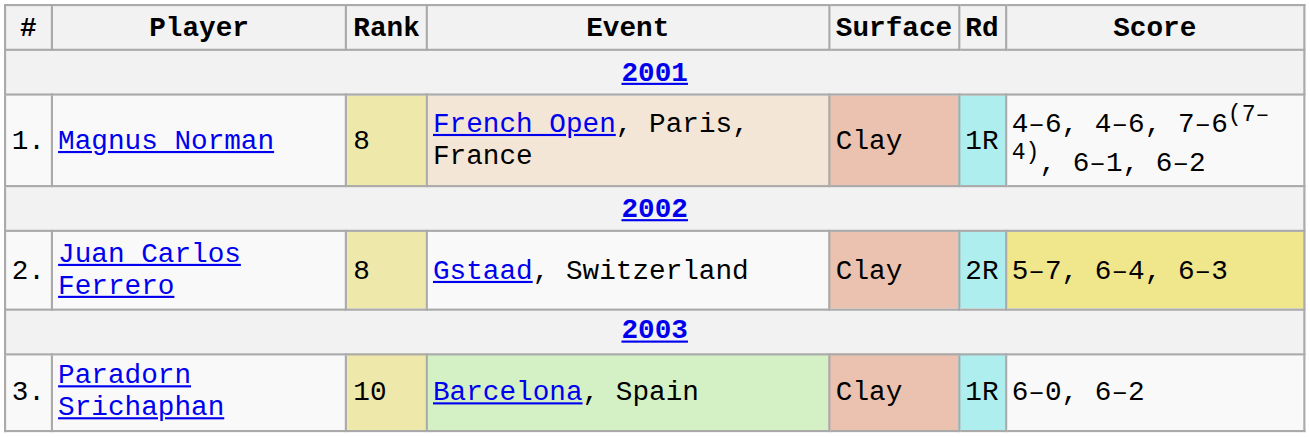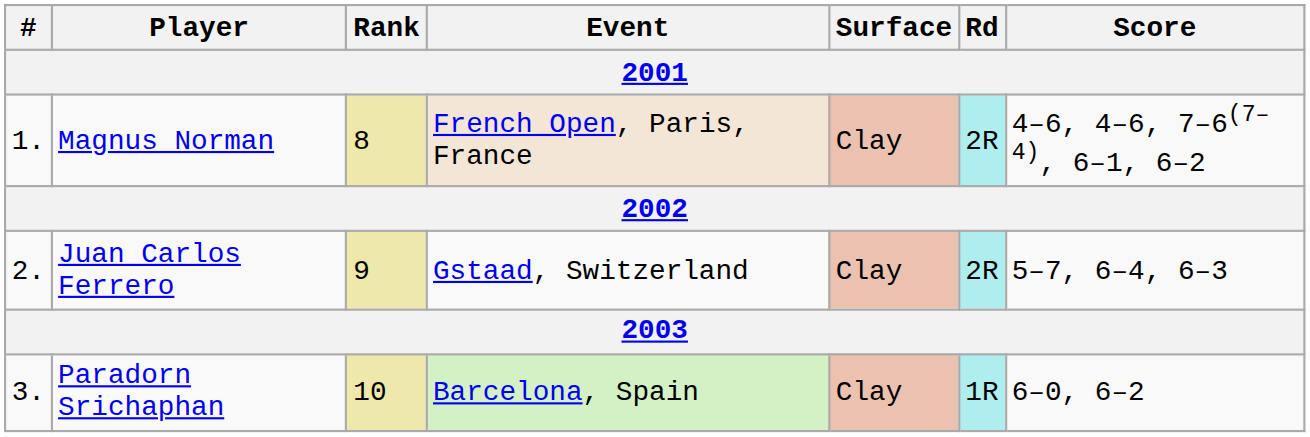(982, 141) 1R -> (982, 141) 2R
(362, 270) 8 -> (362, 270) 9
(1120, 270) khaki background -> (1120, 270) no background
